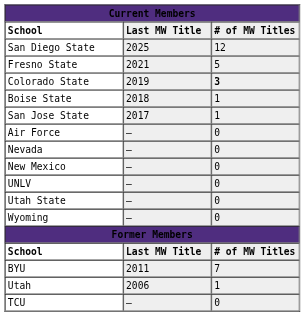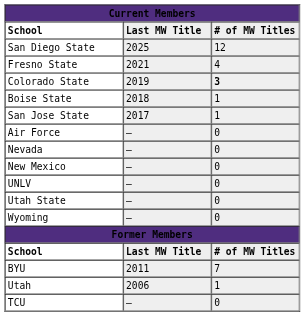(217, 64) 5 -> (217, 64) 4
